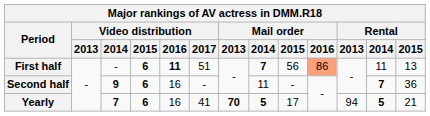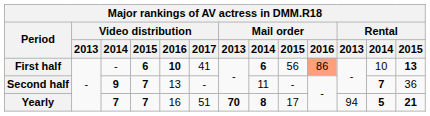(175, 67) 11 -> (175, 67) 10
(204, 67) 51 -> (204, 67) 41
(263, 67) 7 -> (263, 67) 6
(381, 67) 11 -> (381, 67) 10
(411, 67) normal -> (411, 67) bold
(145, 85) 6 -> (145, 85) 7
(175, 85) 16 -> (175, 85) 13
(145, 102) 6 -> (145, 102) 7
(204, 102) 41 -> (204, 102) 51
(263, 102) 5 -> (263, 102) 8
(411, 102) normal -> (411, 102) bold
